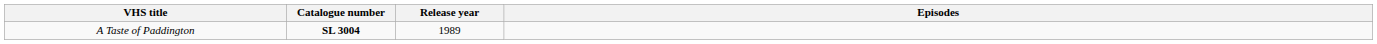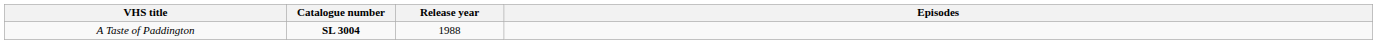(450, 30) 1989 -> (450, 30) 1988
